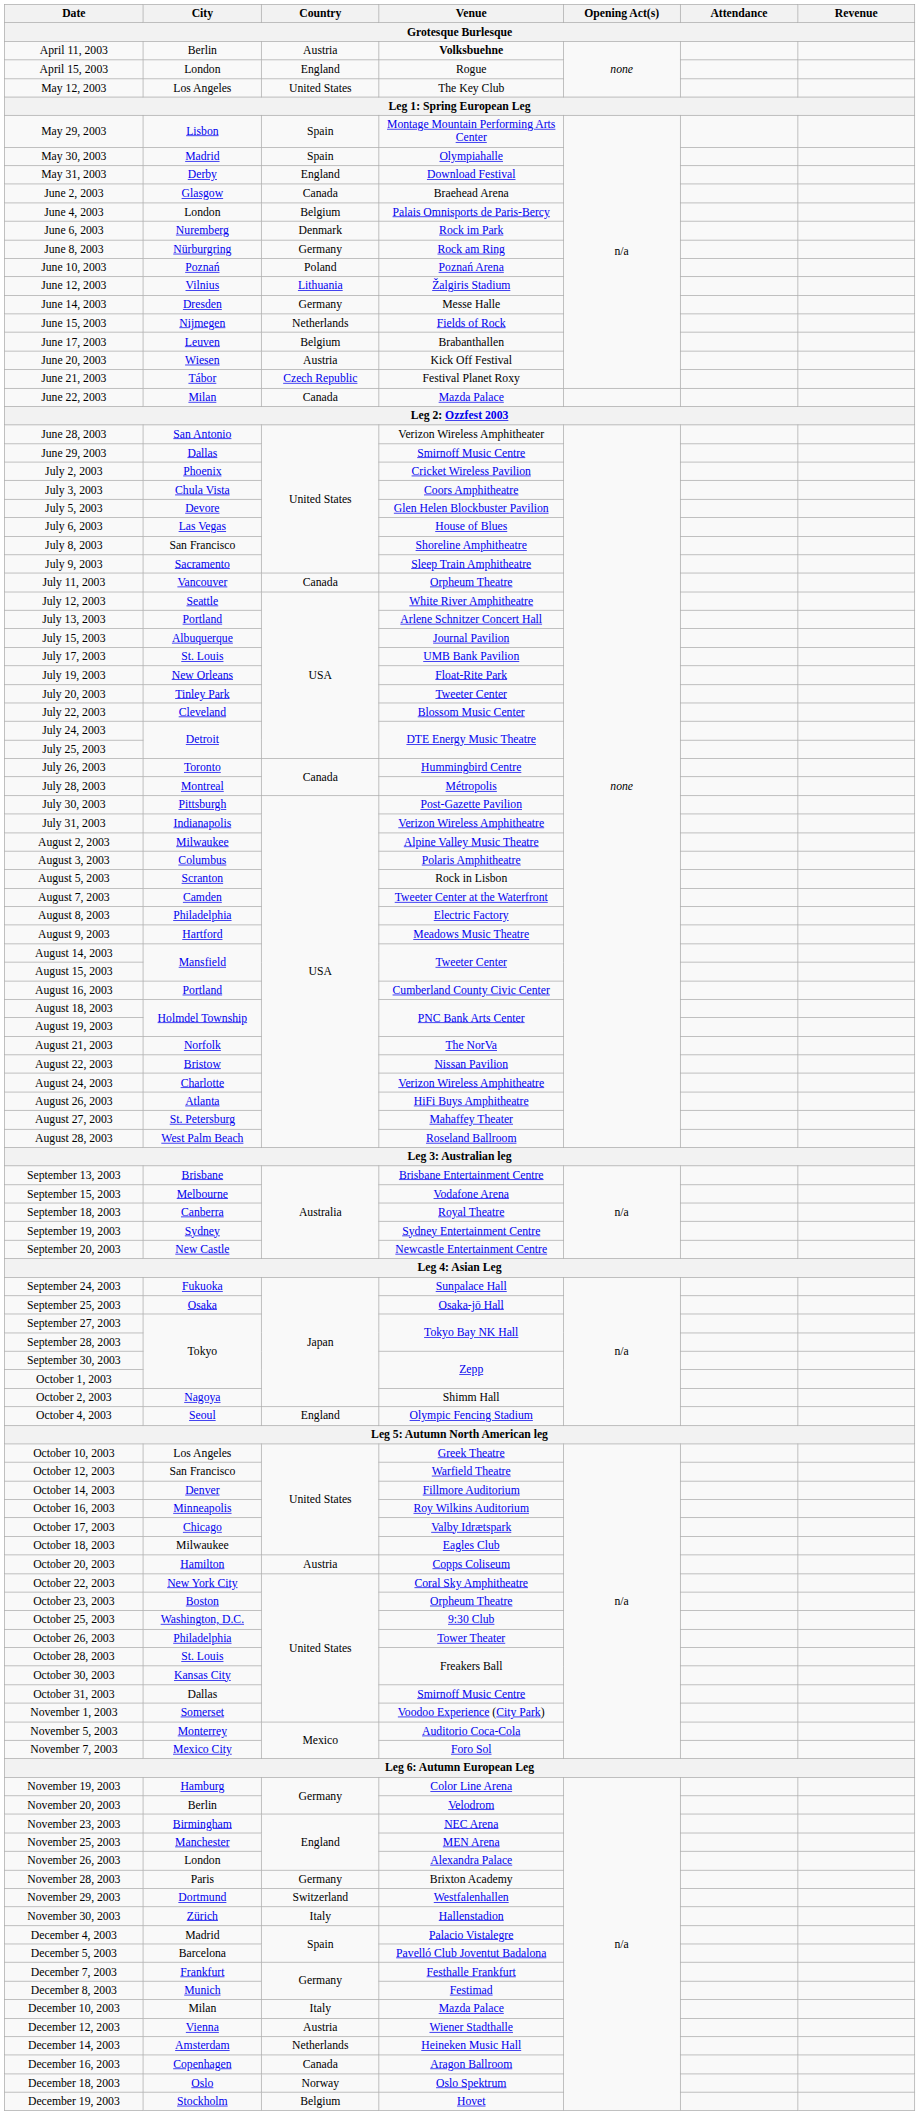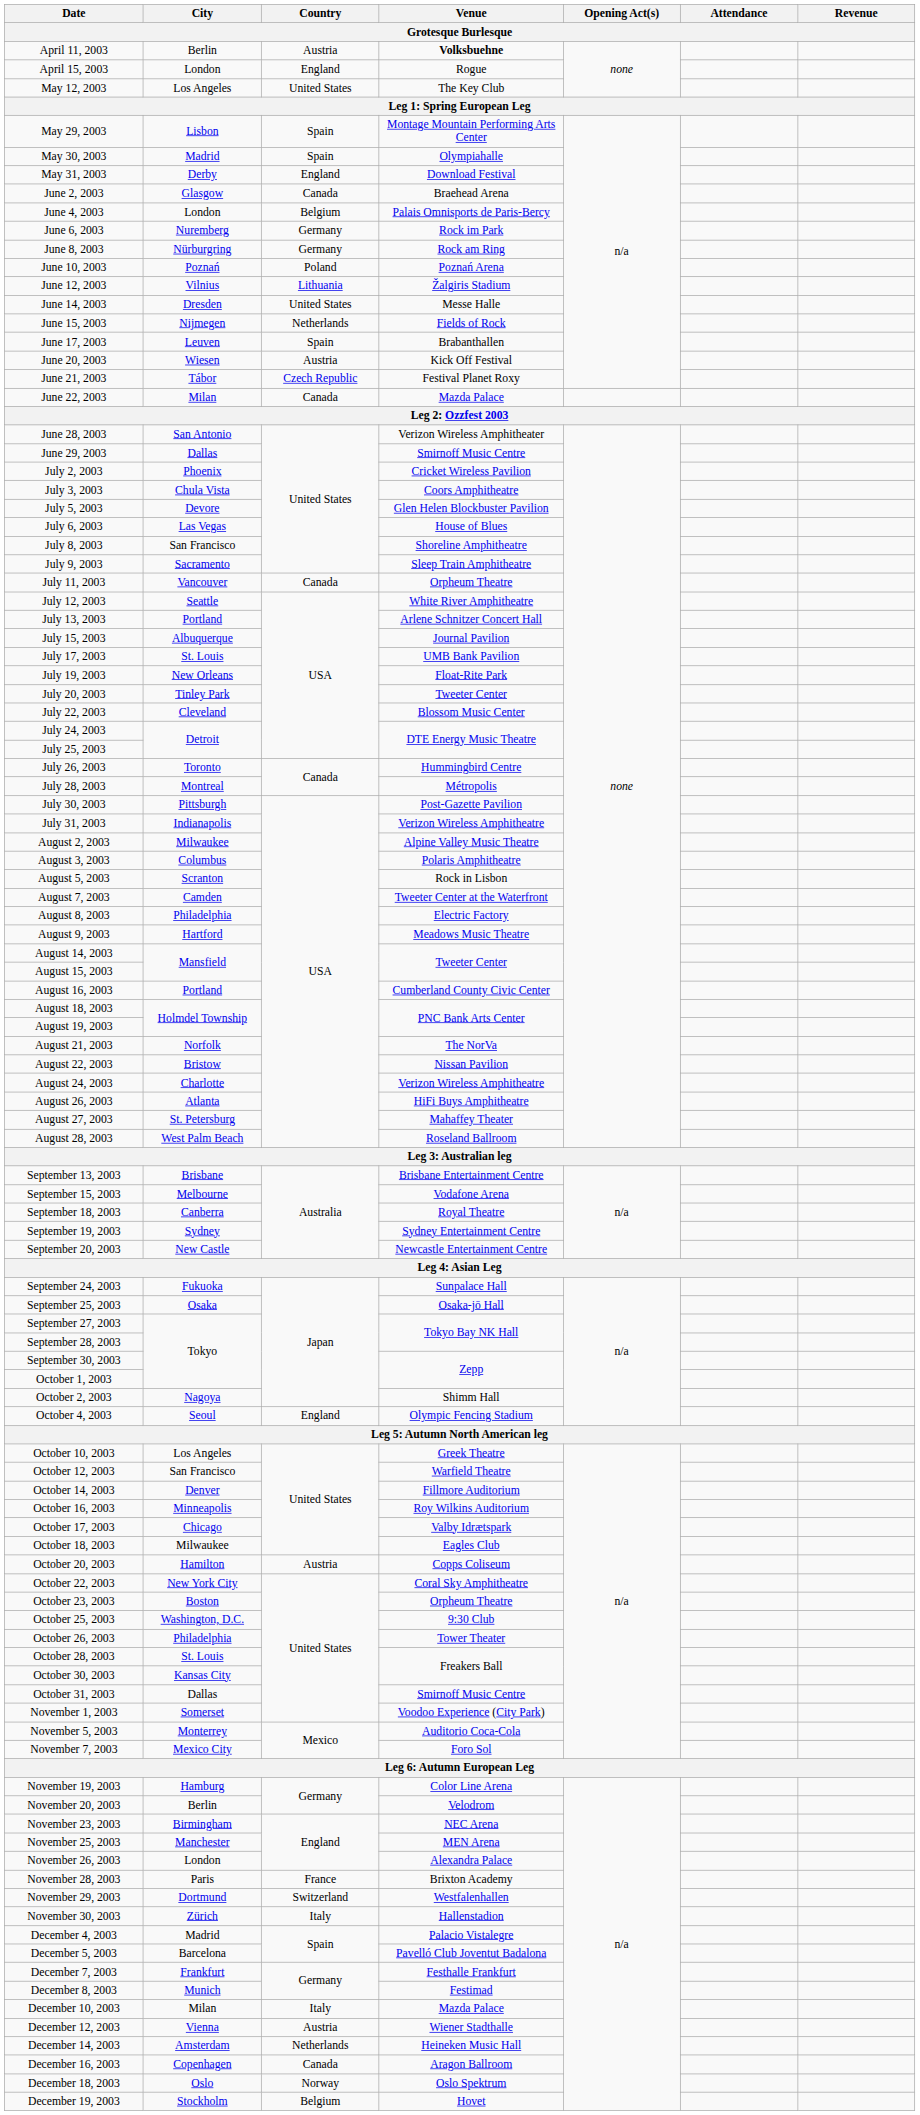(320, 230) Denmark -> (320, 230) Germany
(320, 304) Germany -> (320, 304) United States
(320, 341) Belgium -> (320, 341) Spain
(320, 1879) Germany -> (320, 1879) France
